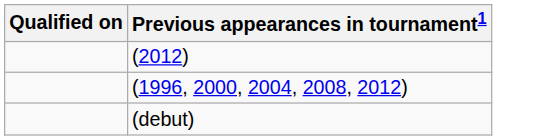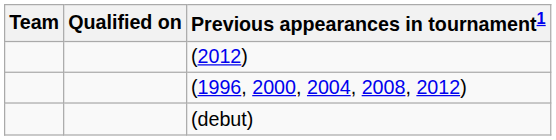+ column: (34, 22)
